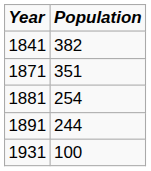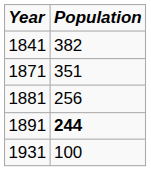(68, 98) 254 -> (68, 98) 256
(68, 125) normal -> (68, 125) bold
